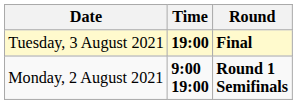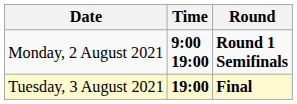rows swapped: (86, 77) <-> (86, 42)
